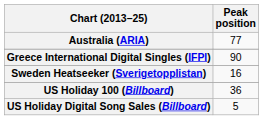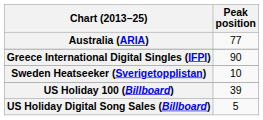(236, 73) 16 -> (236, 73) 10
(236, 90) 36 -> (236, 90) 39
